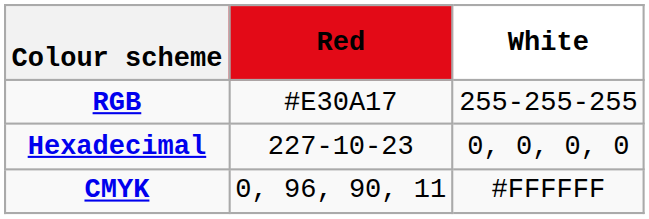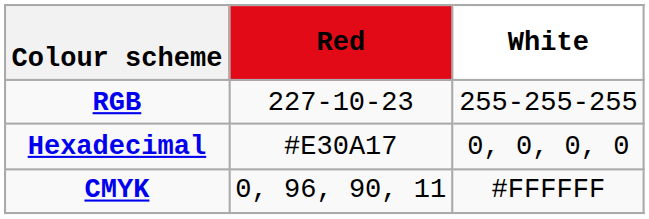(341, 102) #E30A17 -> (341, 102) 227-10-23
(341, 146) 227-10-23 -> (341, 146) #E30A17
